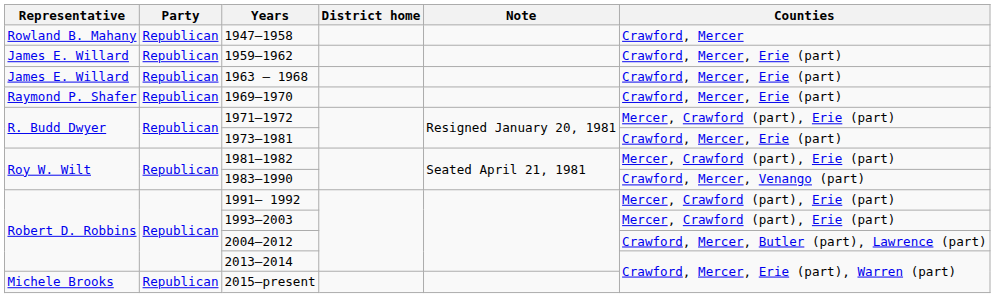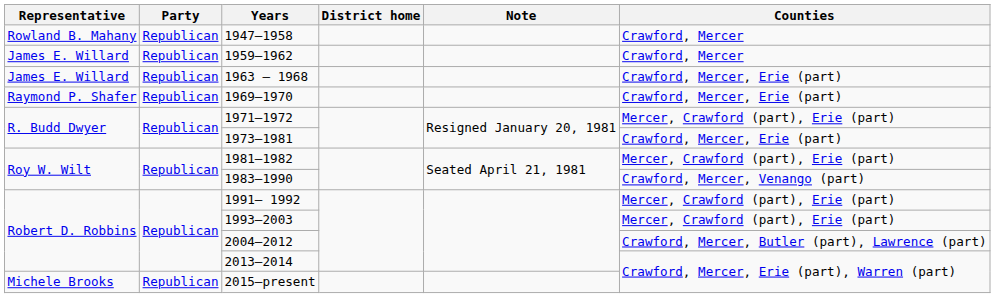(732, 56) Crawford, Mercer, Erie (part) -> (683, 56) Crawford, Mercer
